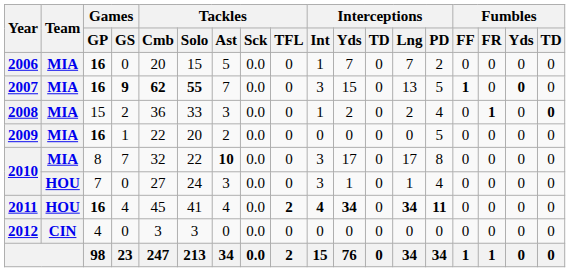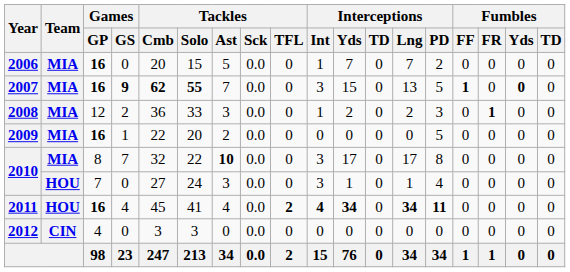(98, 111) 15 -> (98, 111) 12
(439, 111) 4 -> (439, 111) 3
(551, 111) bold -> (551, 111) normal
